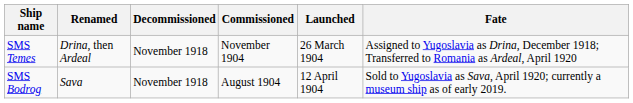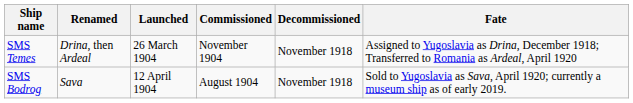columns swapped: (330, 20) <-> (175, 20)
